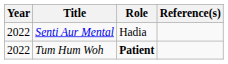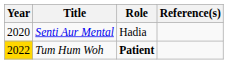(19, 31) 2022 -> (19, 31) 2020
(19, 50) no background -> (19, 50) gold background
